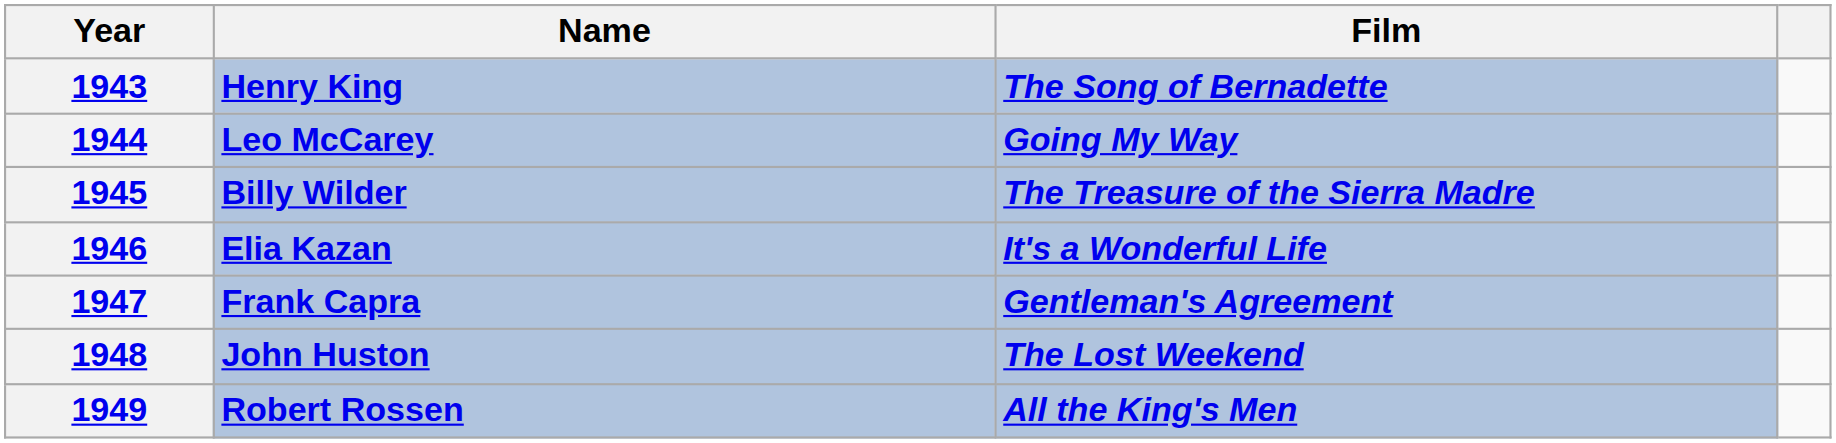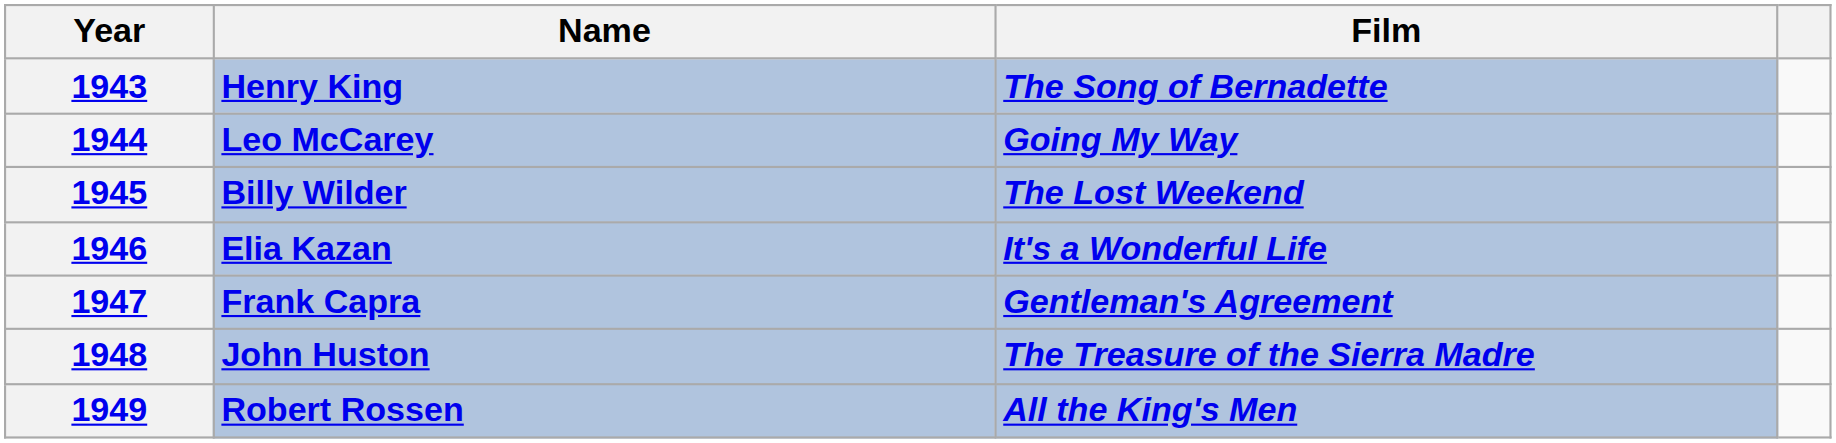(1269, 193) The Treasure of the Sierra Madre -> (1153, 193) The Lost Weekend
(1153, 355) The Lost Weekend -> (1269, 355) The Treasure of the Sierra Madre
